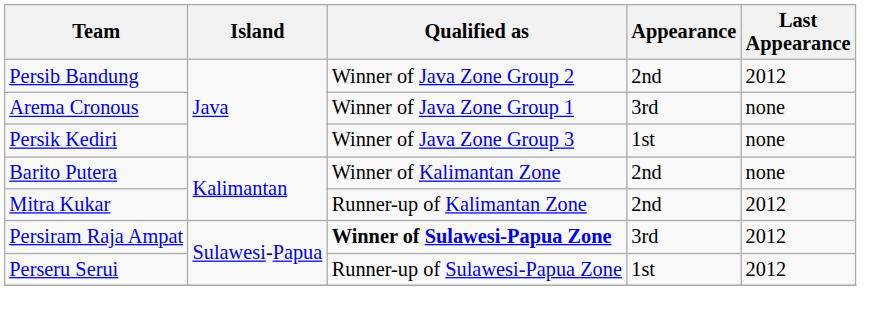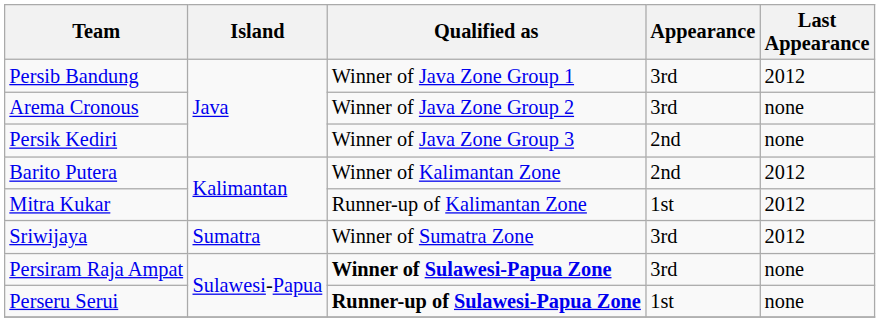(453, 75) Winner of Java Zone Group 2 -> (453, 75) Winner of Java Zone Group 1
(647, 75) 2nd -> (664, 75) 3rd
(453, 107) Winner of Java Zone Group 1 -> (453, 107) Winner of Java Zone Group 2
(643, 140) 1st -> (665, 140) 2nd
(765, 172) none -> (785, 172) 2012
(647, 204) 2nd -> (662, 204) 1st
+ row: (48, 236)
(766, 236) 2012 -> (784, 269) none
(477, 269) normal -> (486, 301) bold
(766, 269) 2012 -> (784, 301) none
